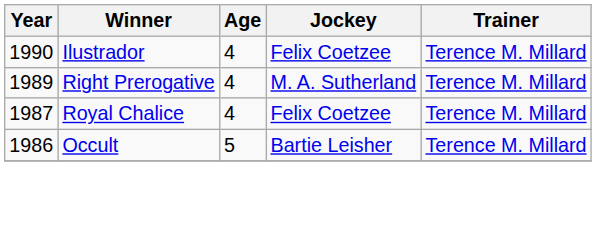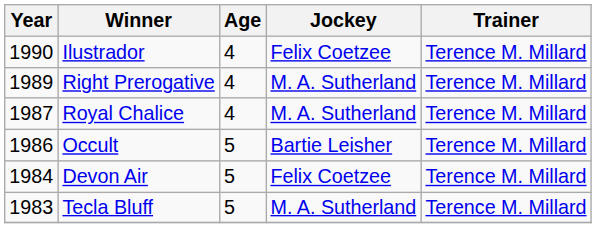(331, 114) Felix Coetzee -> (343, 114) M. A. Sutherland
+ row: (105, 176)
+ row: (108, 208)
